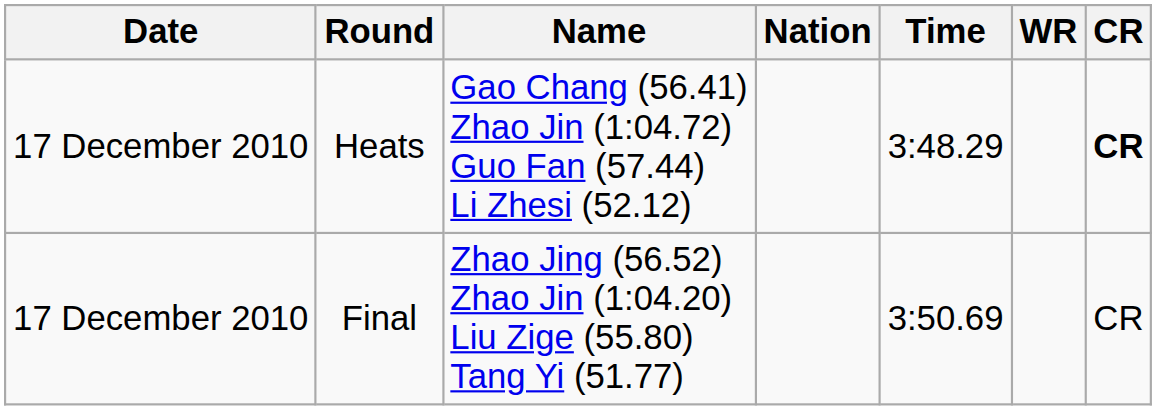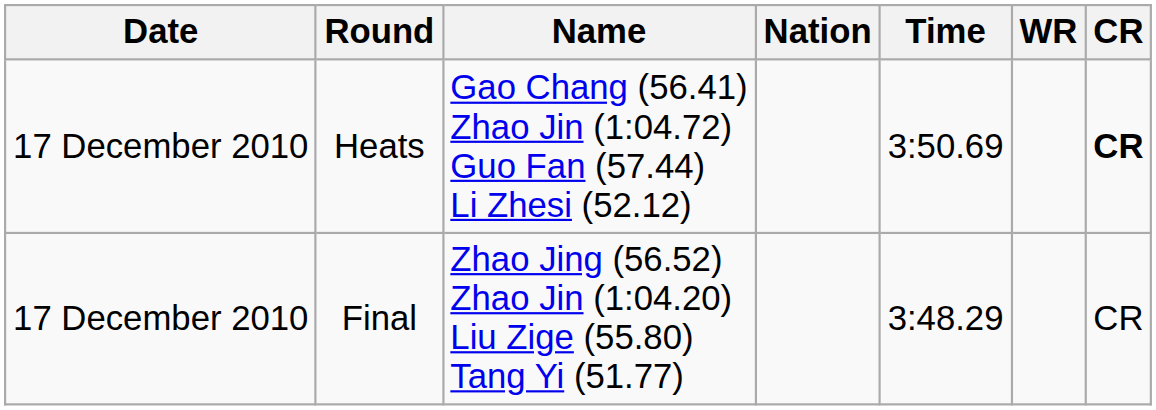(946, 145) 3:48.29 -> (946, 145) 3:50.69
(946, 317) 3:50.69 -> (946, 317) 3:48.29
